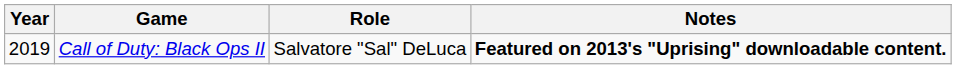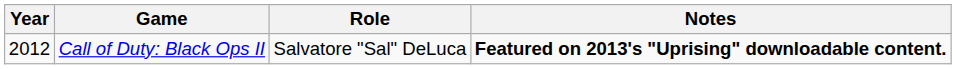(30, 48) 2019 -> (30, 48) 2012
